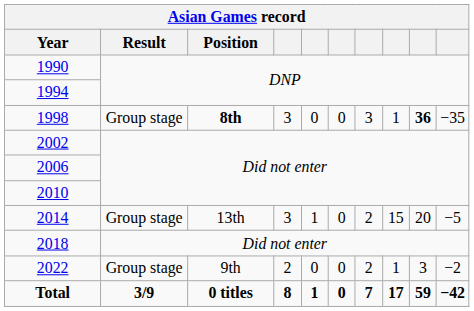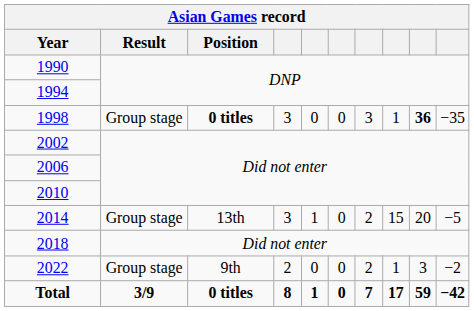(231, 117) 8th -> (231, 117) 0 titles
